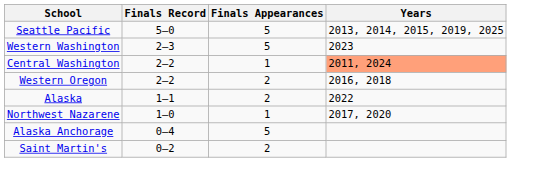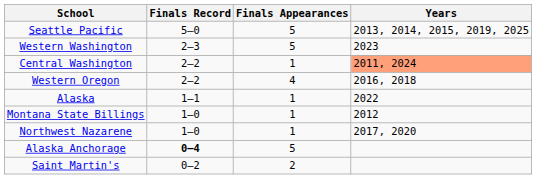(267, 81) 2 -> (292, 81) 4
(267, 98) 2 -> (292, 98) 1
+ row: (76, 115)
(165, 132) normal -> (190, 148) bold
